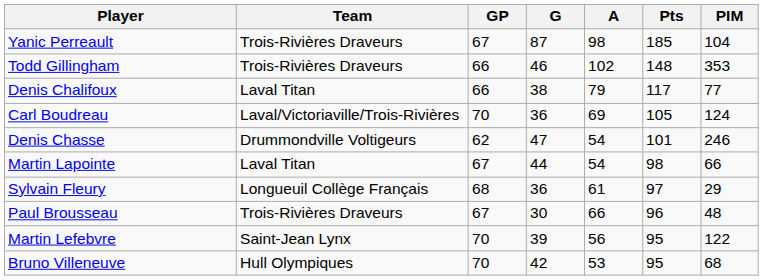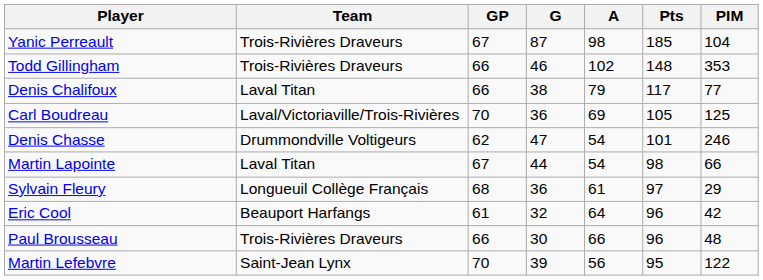(717, 115) 124 -> (717, 115) 125
+ row: (40, 213)
(481, 213) 67 -> (481, 238) 66
- row: (67, 262)
